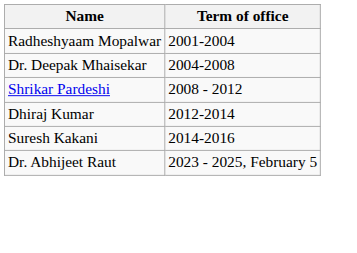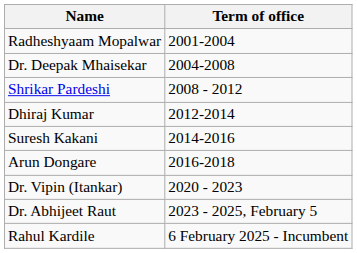+ row: (52, 162)
+ row: (65, 187)
+ row: (51, 235)
